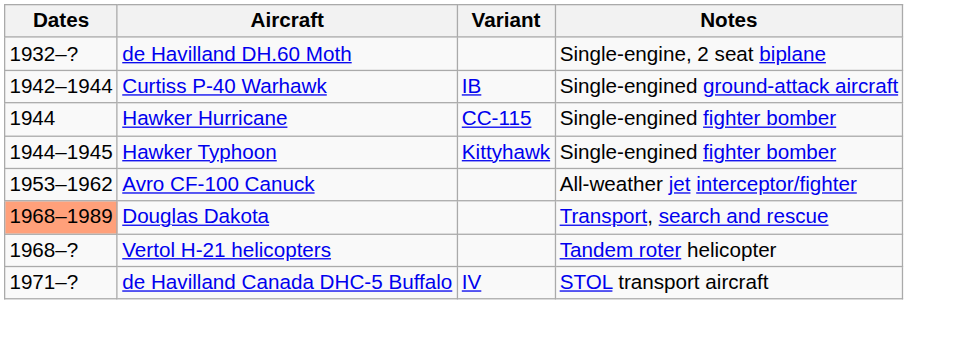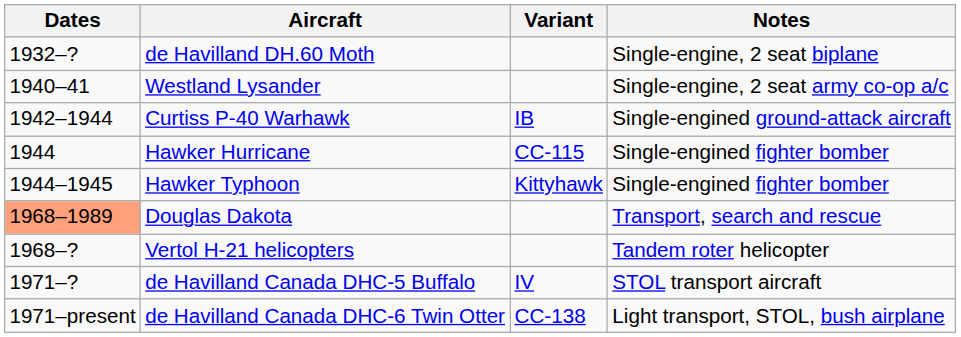+ row: (233, 86)
- row: (218, 184)
+ row: (325, 315)
